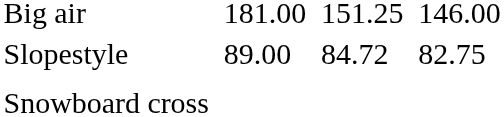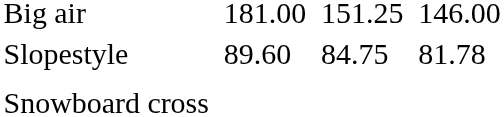(257, 54) 89.00 -> (257, 54) 89.60
(355, 54) 84.72 -> (355, 54) 84.75
(452, 54) 82.75 -> (452, 54) 81.78
